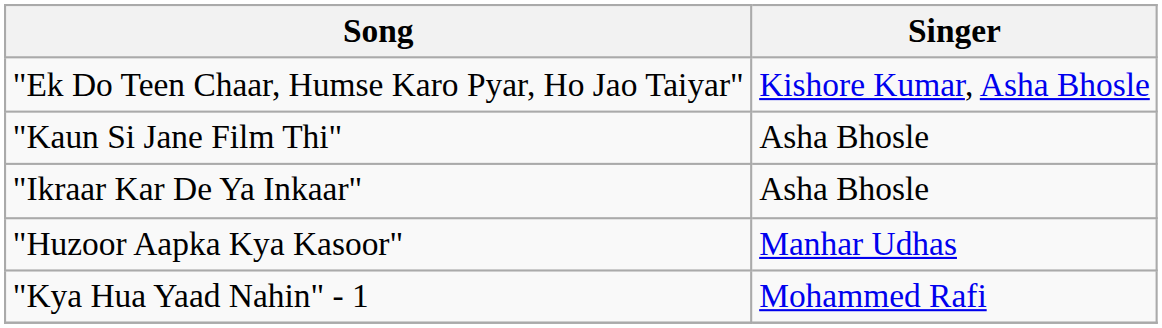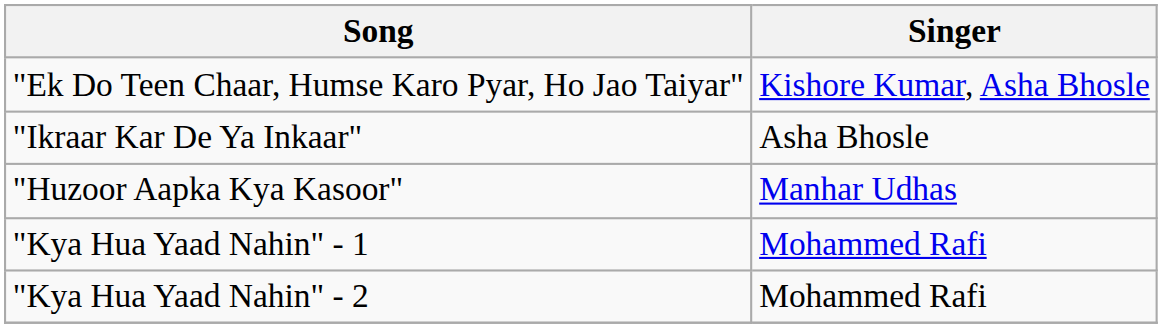- row: (178, 137)
+ row: (191, 296)
